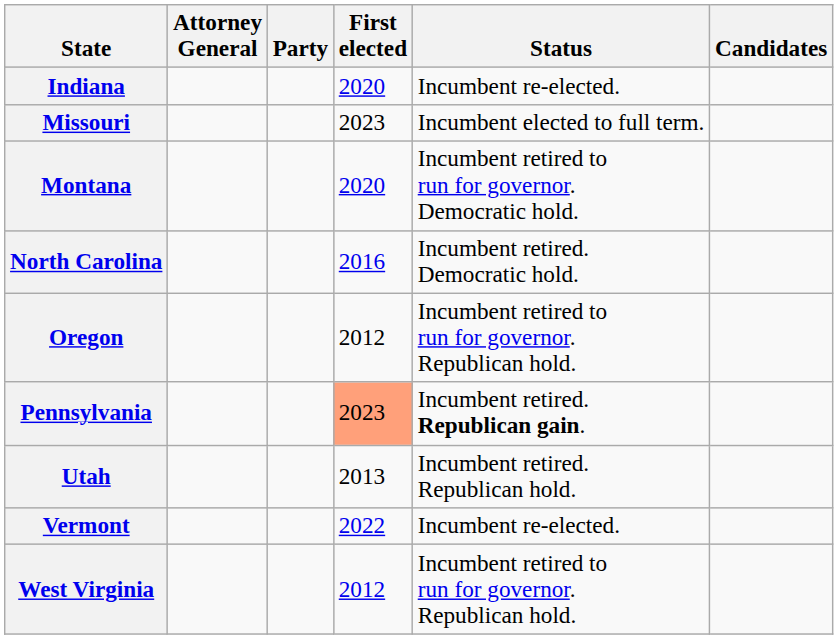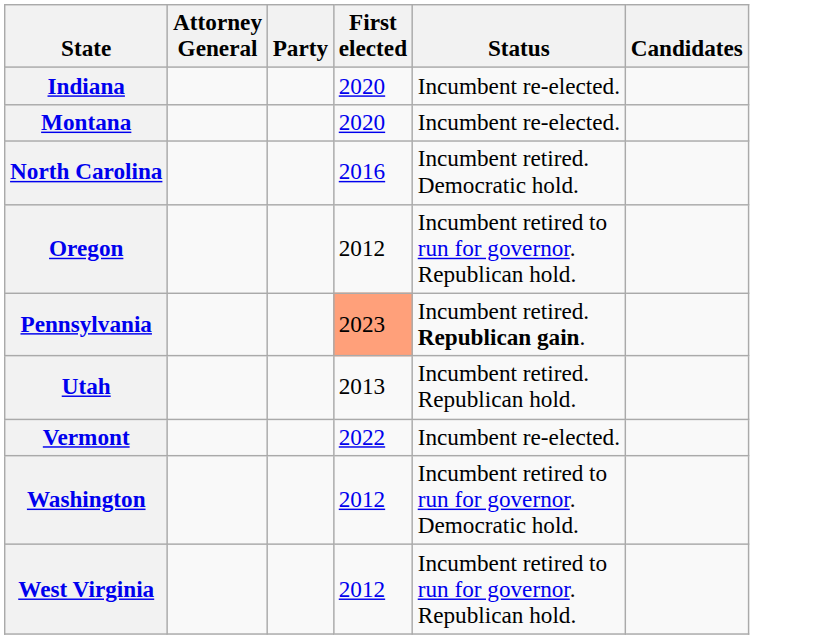- row: (86, 122)
(512, 185) Incumbent retired to run for governor. Democratic hold. -> (519, 122) Incumbent re-elected.
+ row: (86, 499)
